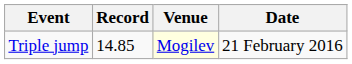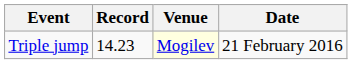(115, 44) 14.85 -> (115, 44) 14.23
